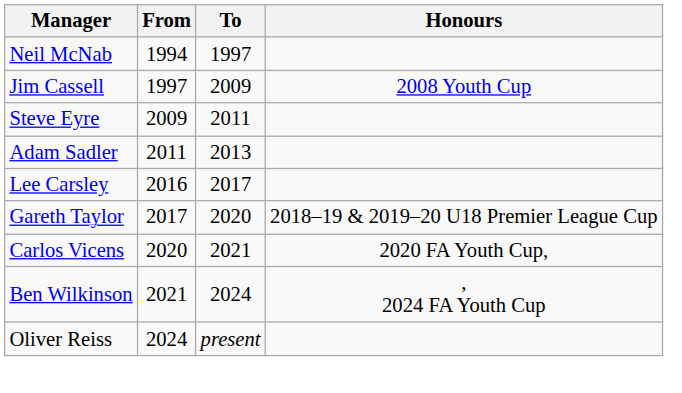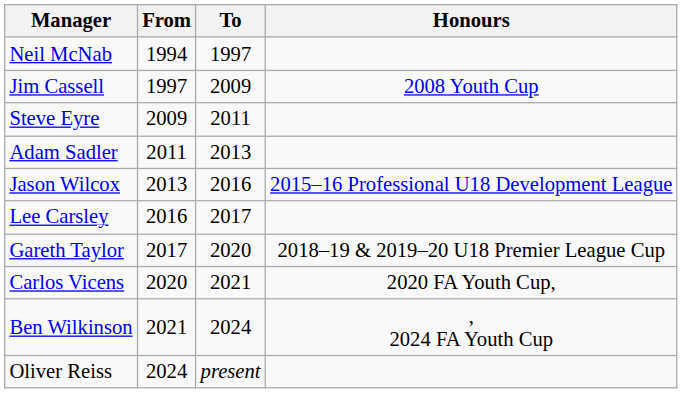+ row: (65, 184)
